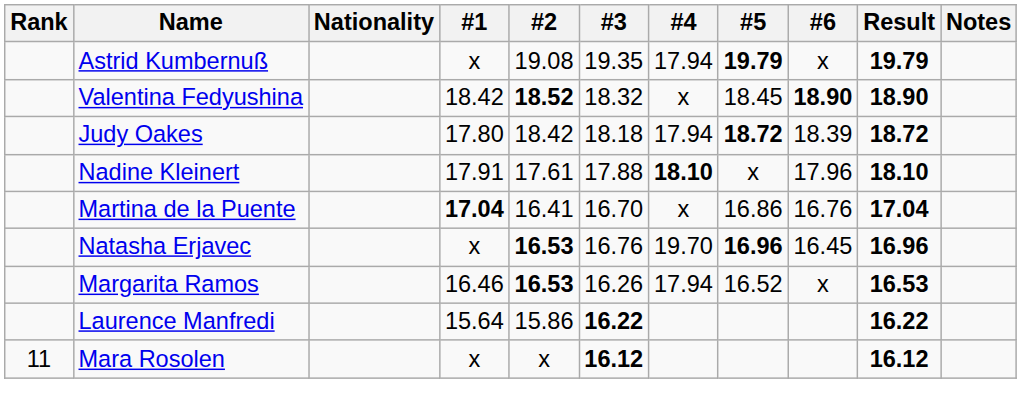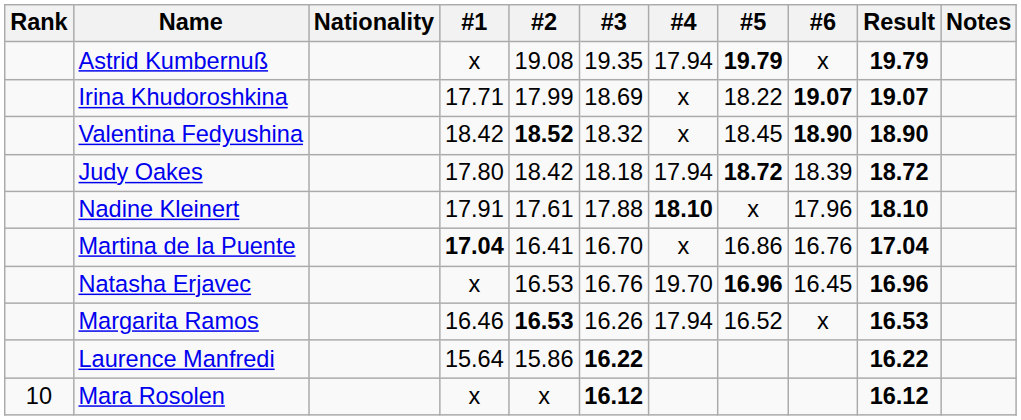+ row: (183, 97)
(544, 246) bold -> (544, 284) normal
(39, 358) 11 -> (39, 396) 10
